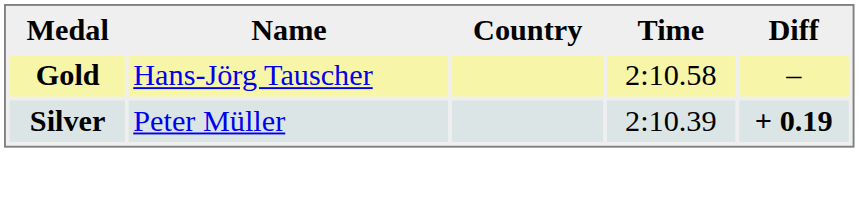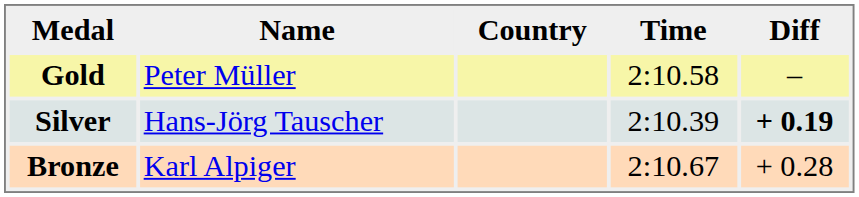(253, 75) Hans-Jörg Tauscher -> (220, 75) Peter Müller
(209, 120) Peter Müller -> (263, 120) Hans-Jörg Tauscher
+ row: (73, 166)
